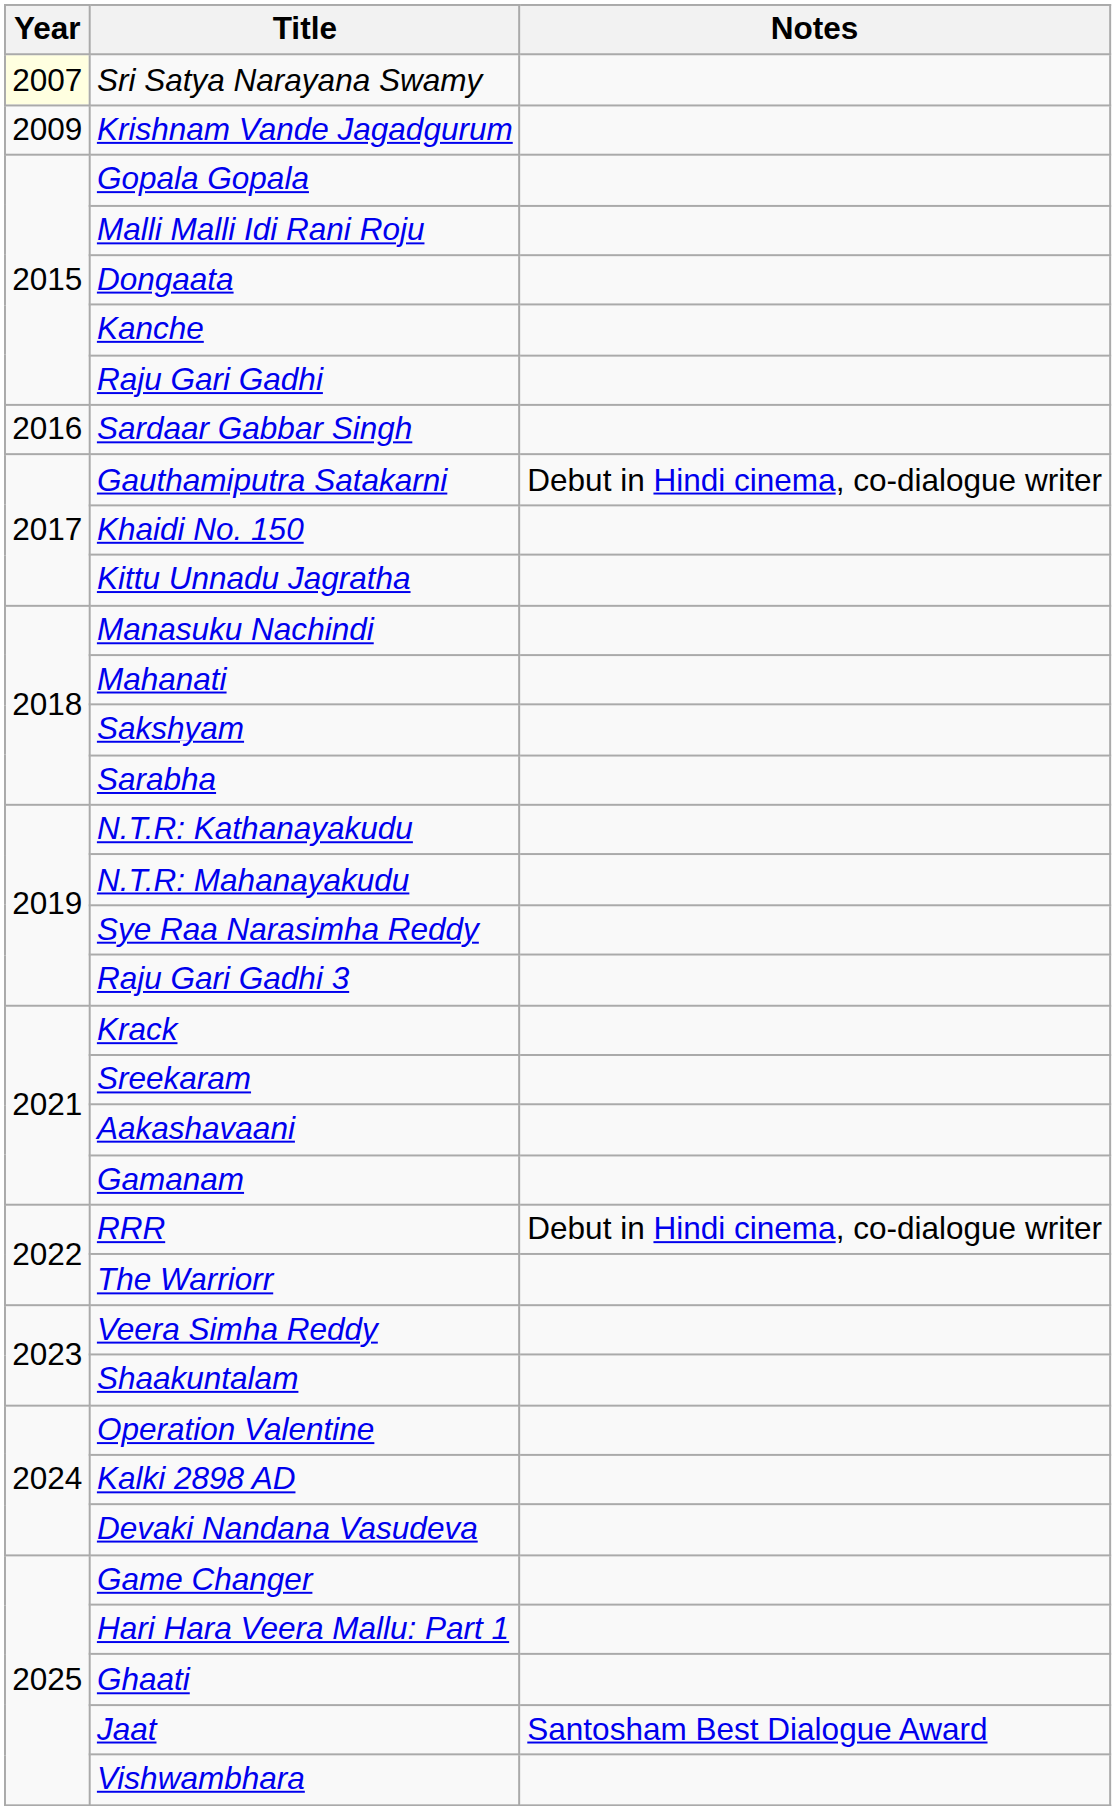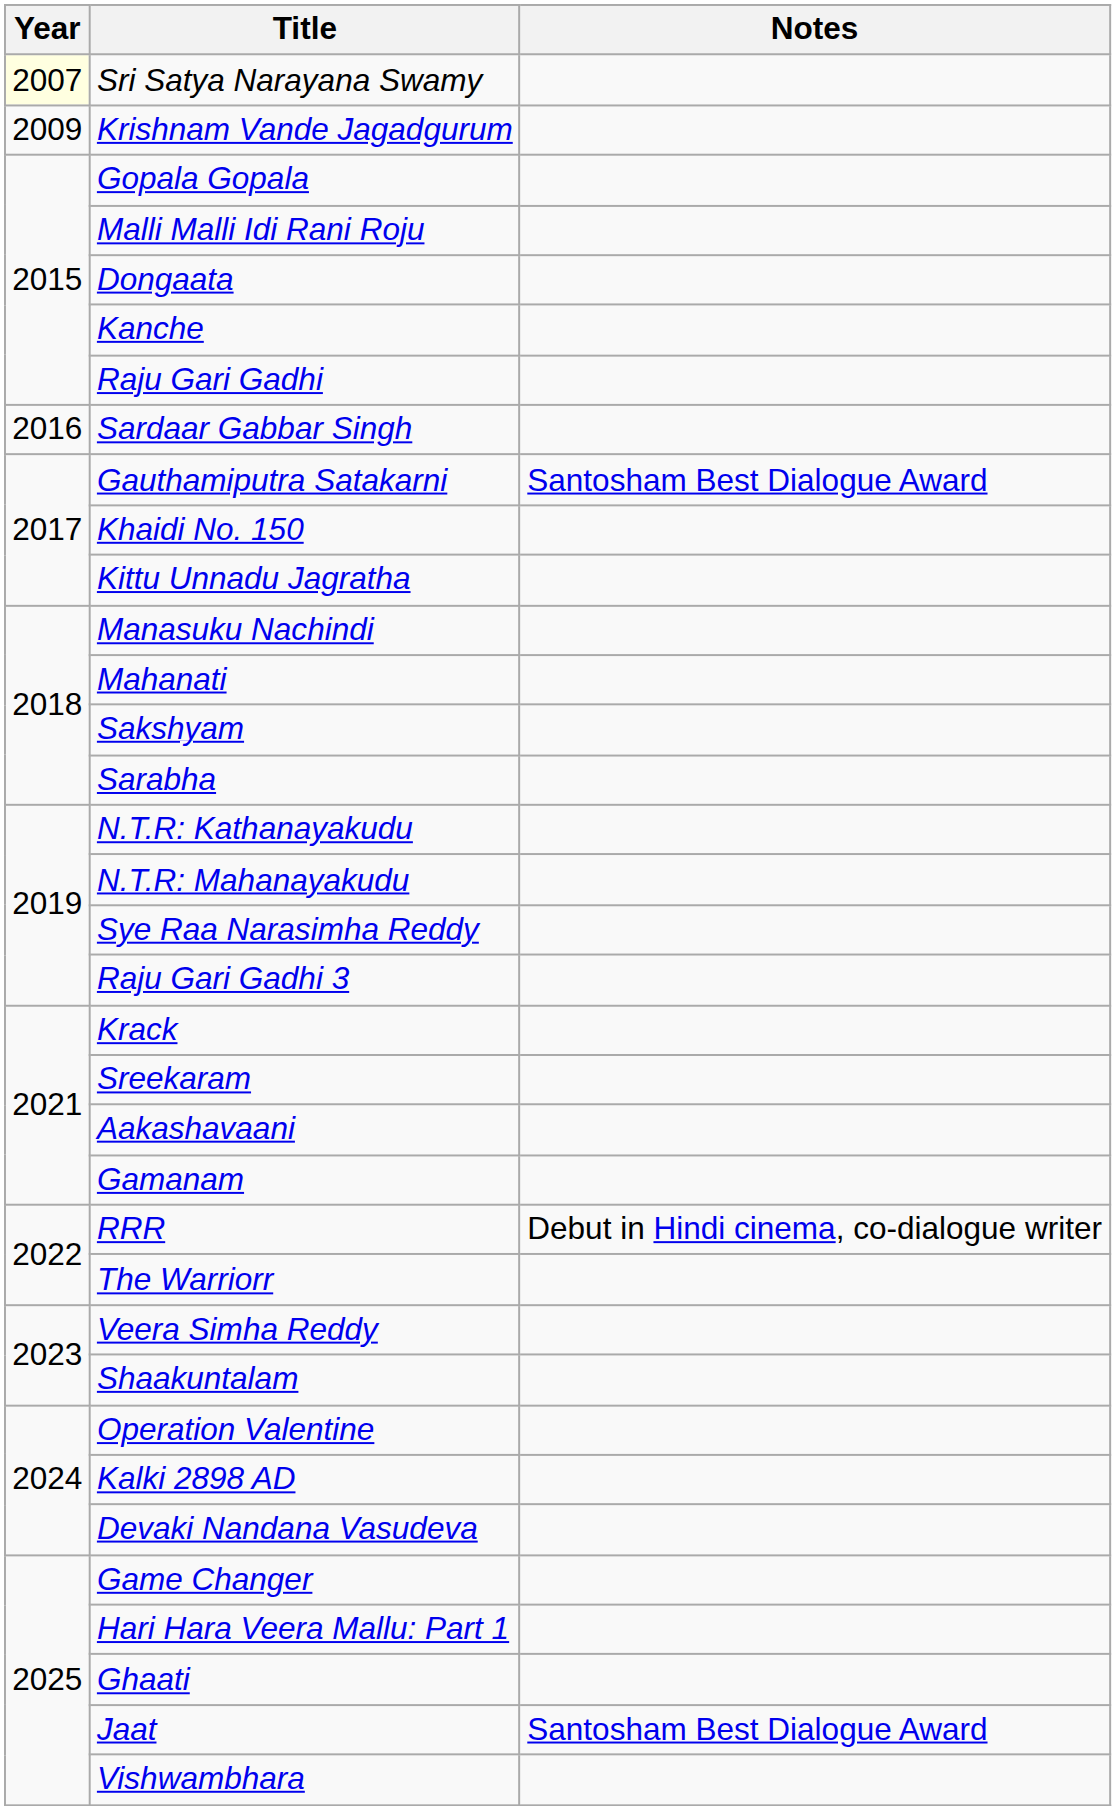(815, 479) Debut in Hindi cinema, co-dialogue writer -> (757, 479) Santosham Best Dialogue Award
